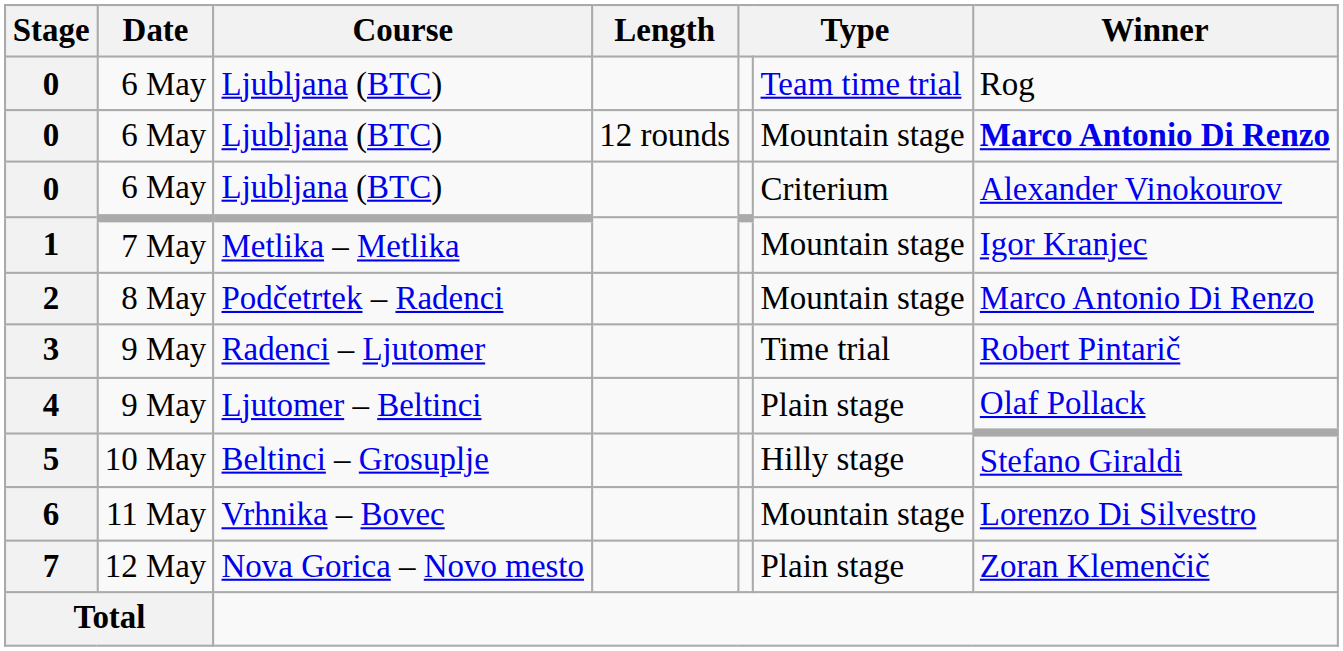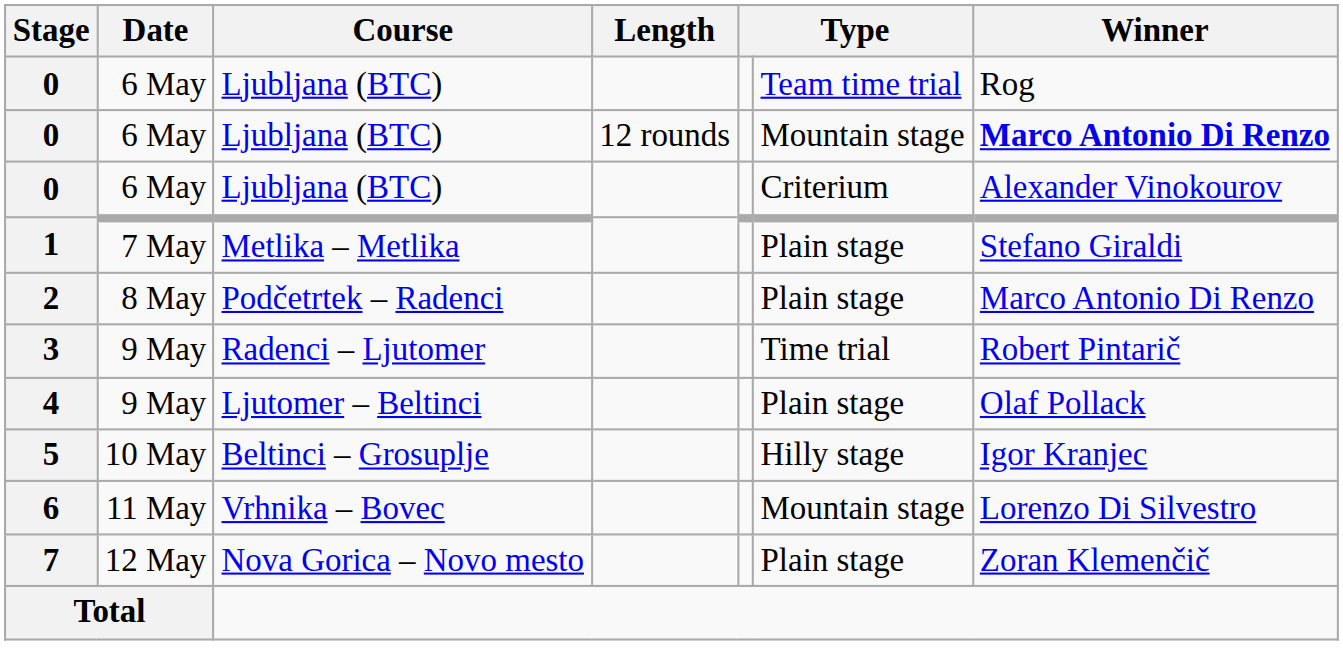(863, 244) Mountain stage -> (832, 245) Plain stage
(1064, 244) Igor Kranjec -> (1081, 245) Stefano Giraldi
(863, 298) Mountain stage -> (832, 298) Plain stage
(1081, 461) Stefano Giraldi -> (1064, 454) Igor Kranjec
